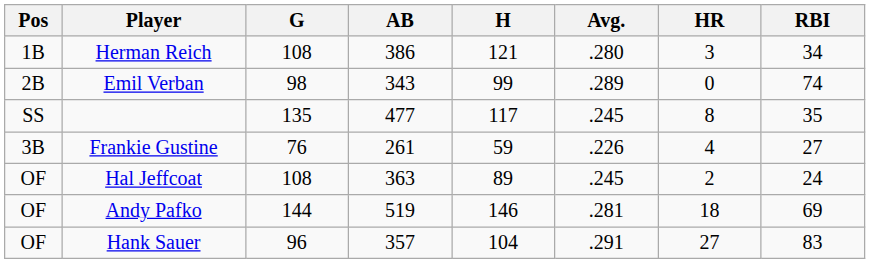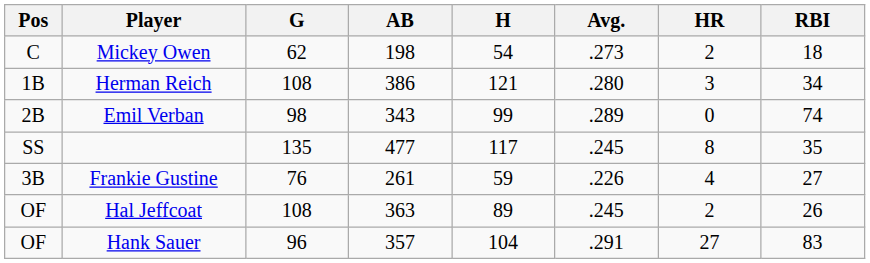+ row: (154, 52)
(813, 178) 24 -> (813, 210) 26
- row: (154, 210)
